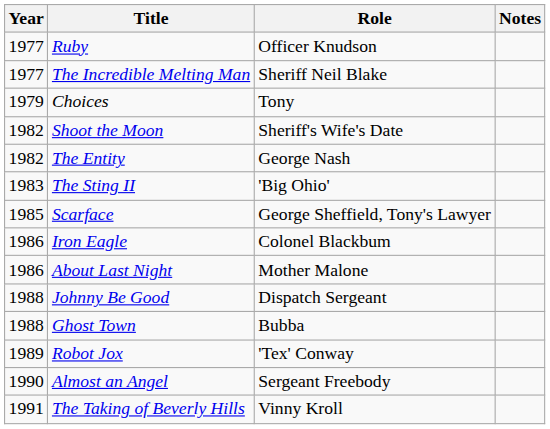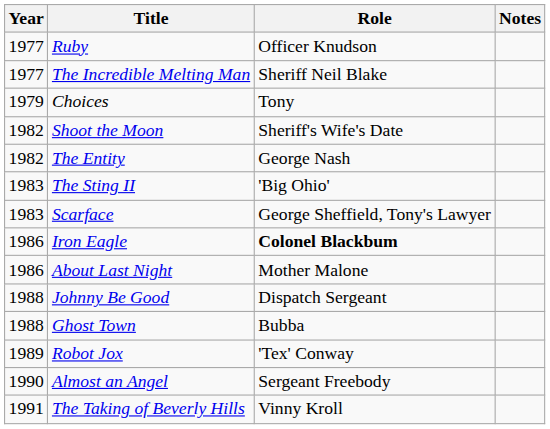(26, 213) 1985 -> (26, 213) 1983
(325, 241) normal -> (328, 241) bold
